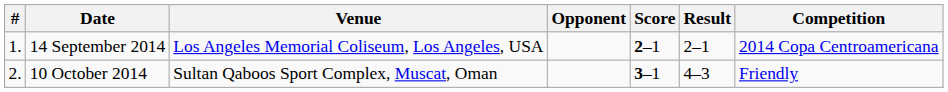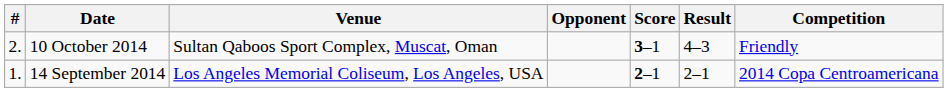rows swapped: (97, 45) <-> (88, 73)
